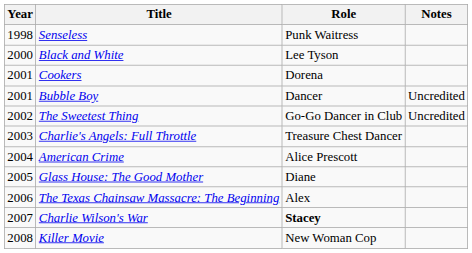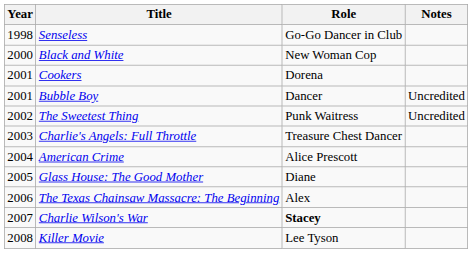(322, 34) Punk Waitress -> (344, 34) Go-Go Dancer in Club
(312, 55) Lee Tyson -> (331, 55) New Woman Cop
(344, 116) Go-Go Dancer in Club -> (322, 116) Punk Waitress
(331, 237) New Woman Cop -> (312, 237) Lee Tyson
